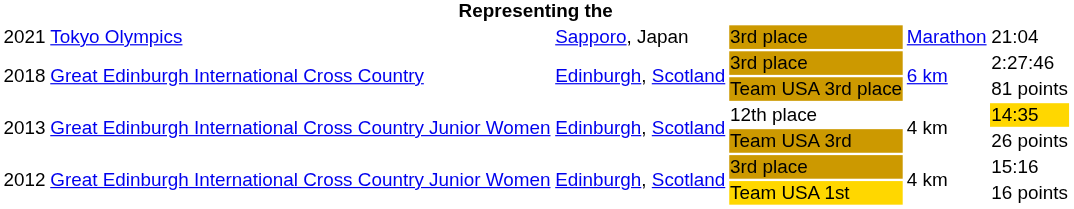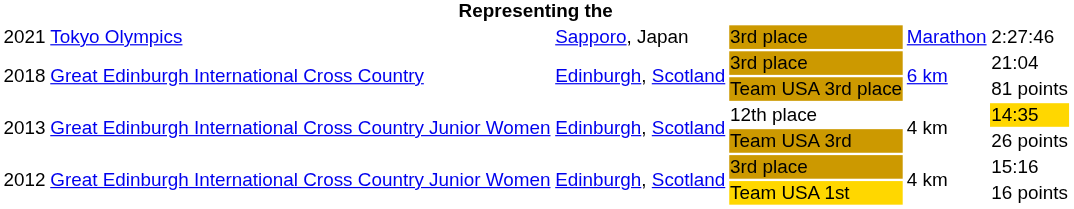(1015, 37) 21:04 -> (1023, 37) 2:27:46
(1023, 62) 2:27:46 -> (1015, 62) 21:04
